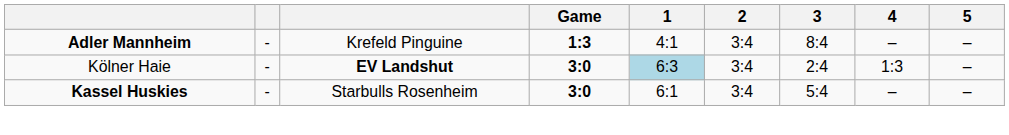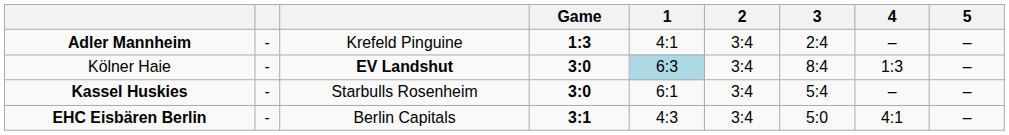(817, 42) 8:4 -> (817, 42) 2:4
(817, 67) 2:4 -> (817, 67) 8:4
+ row: (130, 117)
